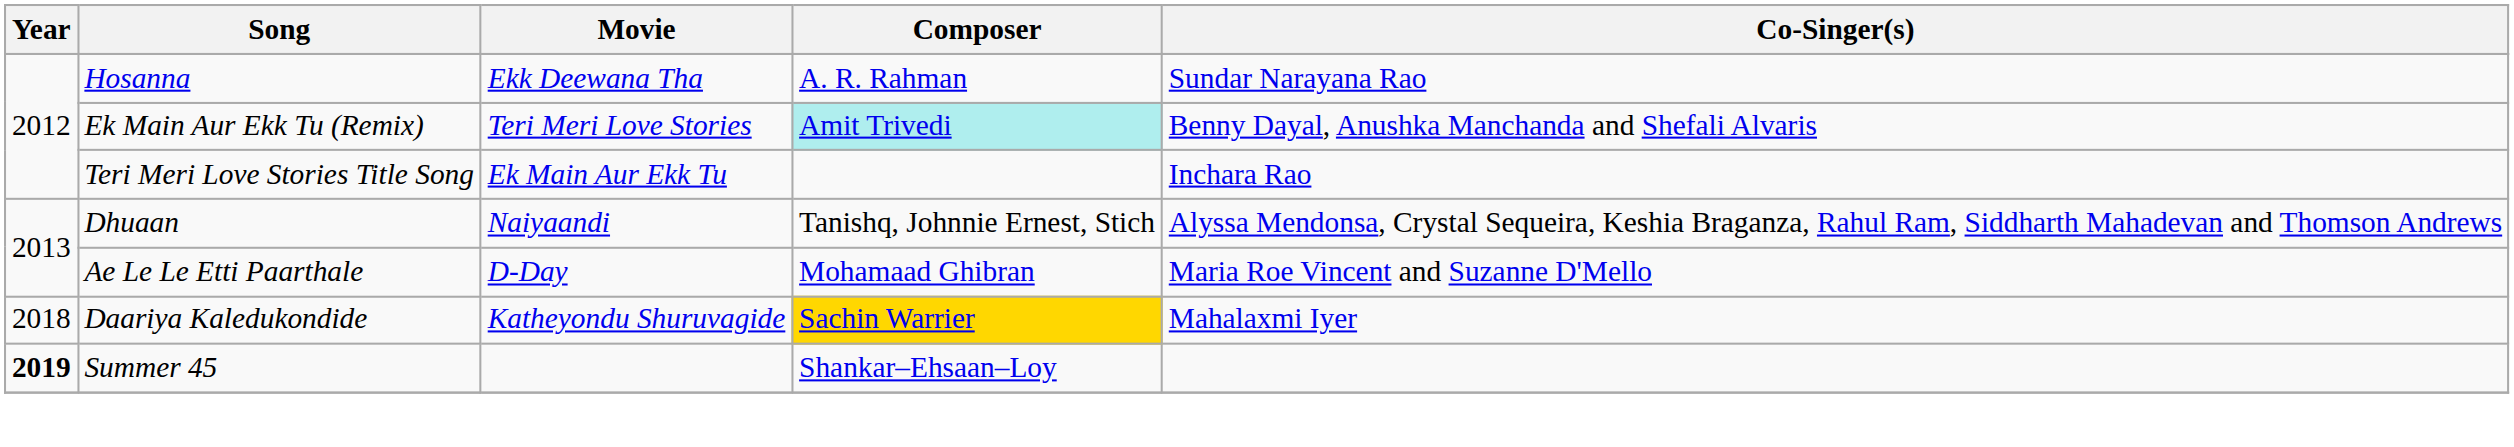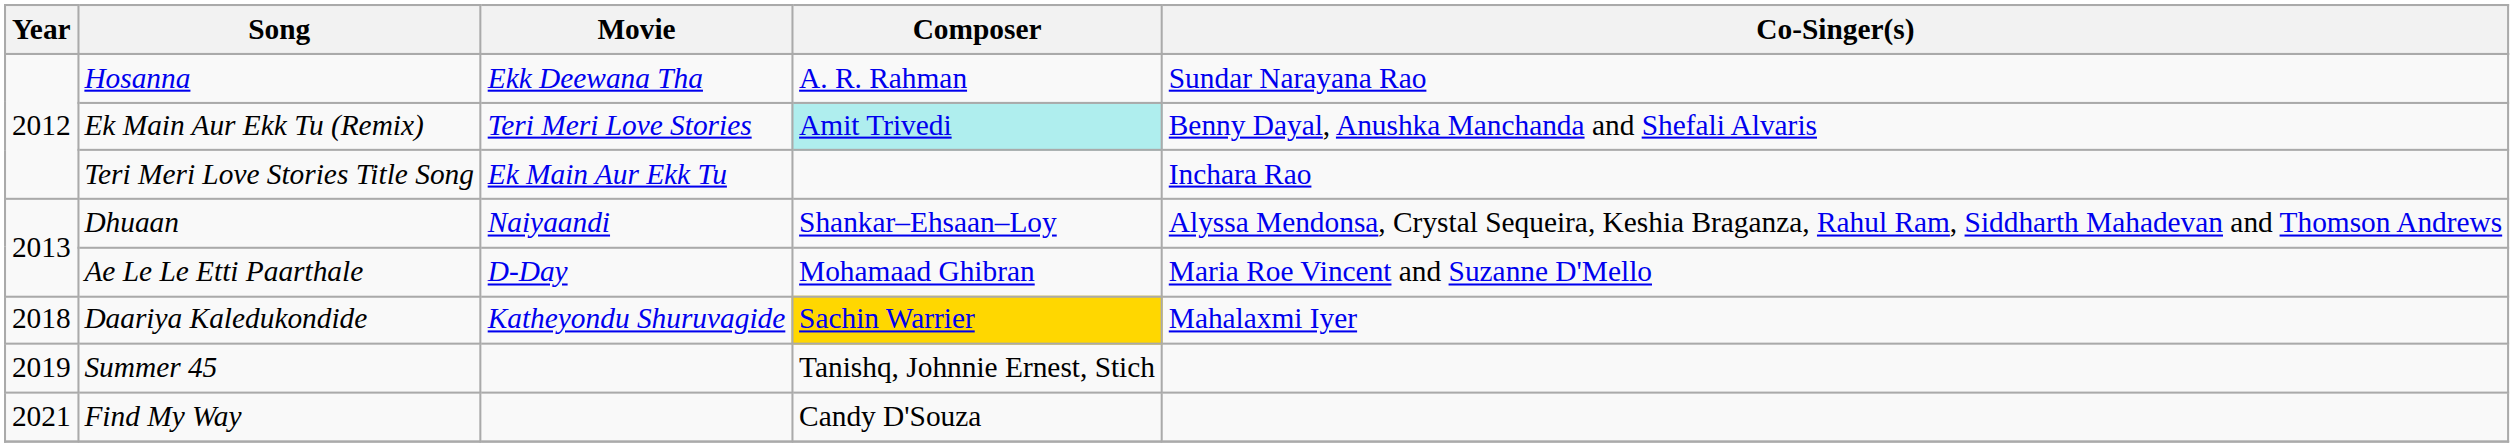(977, 222) Tanishq, Johnnie Ernest, Stich -> (928, 222) Shankar–Ehsaan–Loy
(41, 368) bold -> (41, 368) normal
(928, 368) Shankar–Ehsaan–Loy -> (977, 368) Tanishq, Johnnie Ernest, Stich
+ row: (163, 416)
